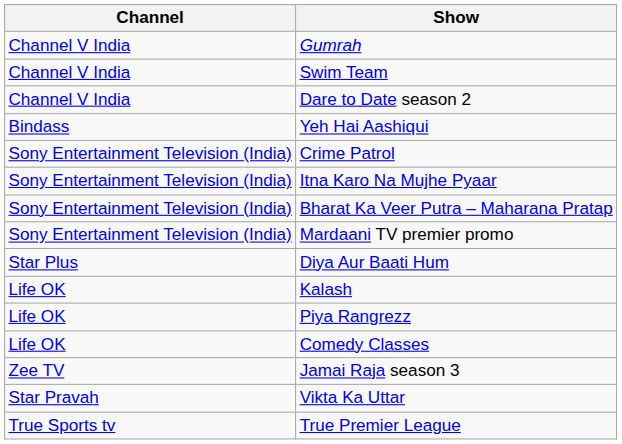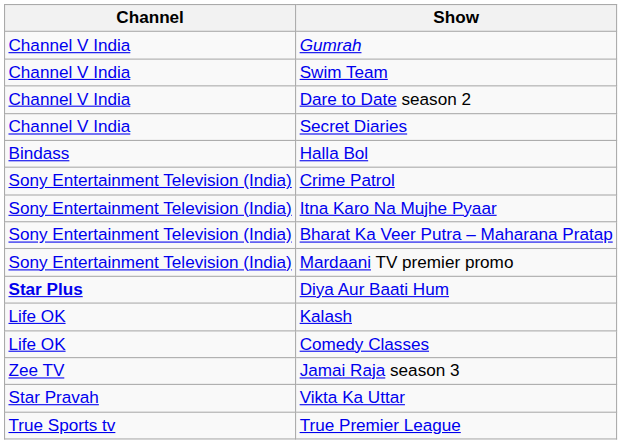+ row: (353, 126)
- row: (364, 126)
+ row: (334, 153)
(43, 262) normal -> (46, 289) bold
- row: (355, 316)
